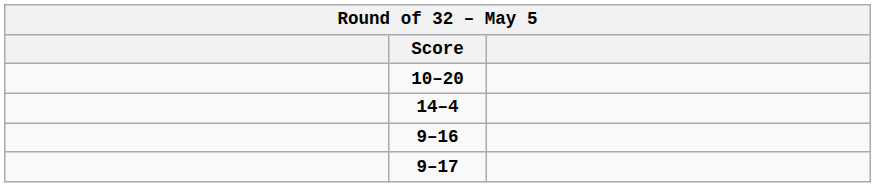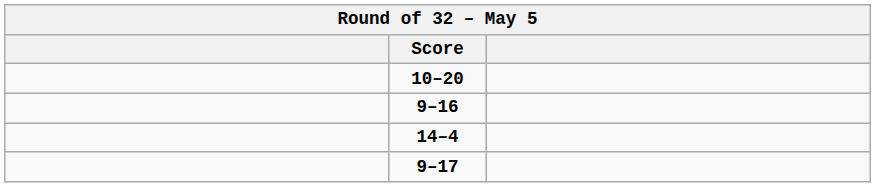rows swapped: (437, 137) <-> (437, 108)
